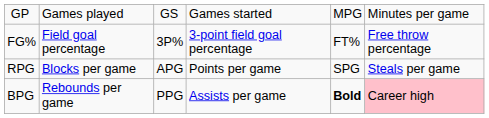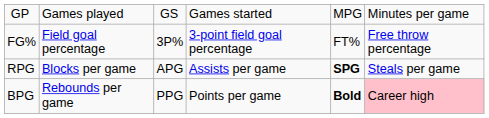(235, 68) Points per game -> (238, 68) Assists per game
(347, 68) normal -> (347, 68) bold
(238, 95) Assists per game -> (235, 95) Points per game
